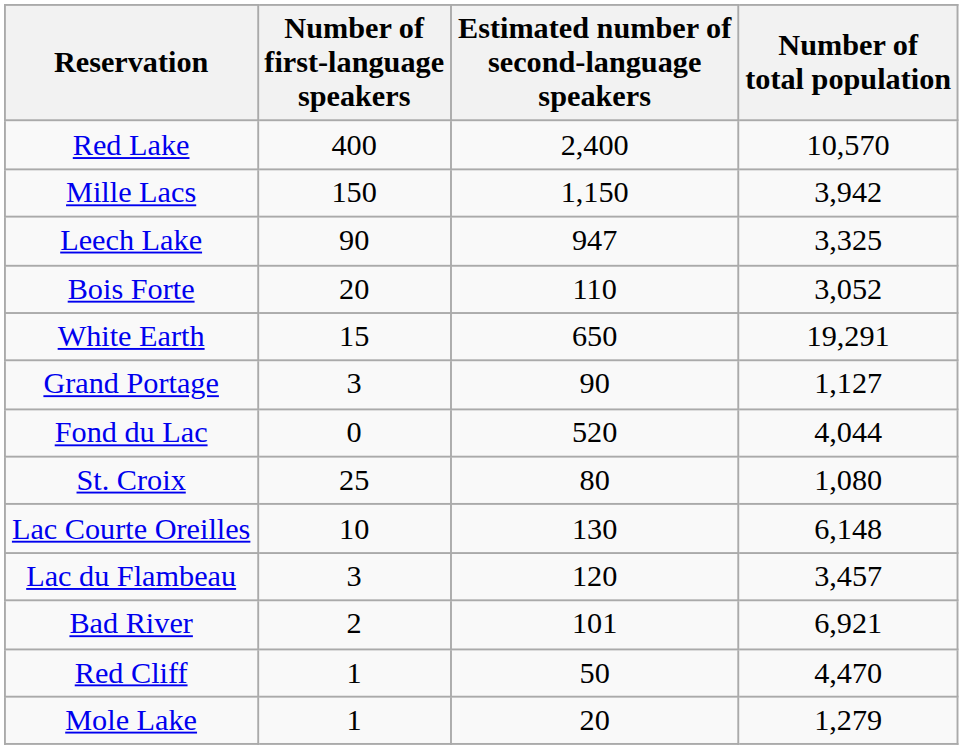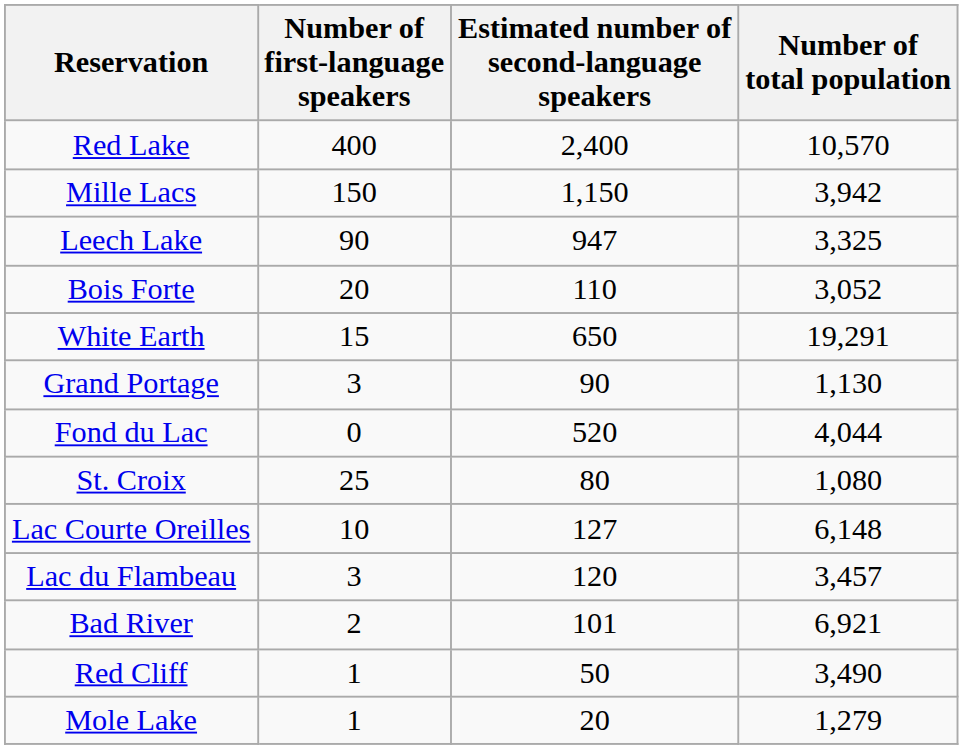(848, 384) 1,127 -> (848, 384) 1,130
(595, 528) 130 -> (595, 528) 127
(848, 672) 4,470 -> (848, 672) 3,490
